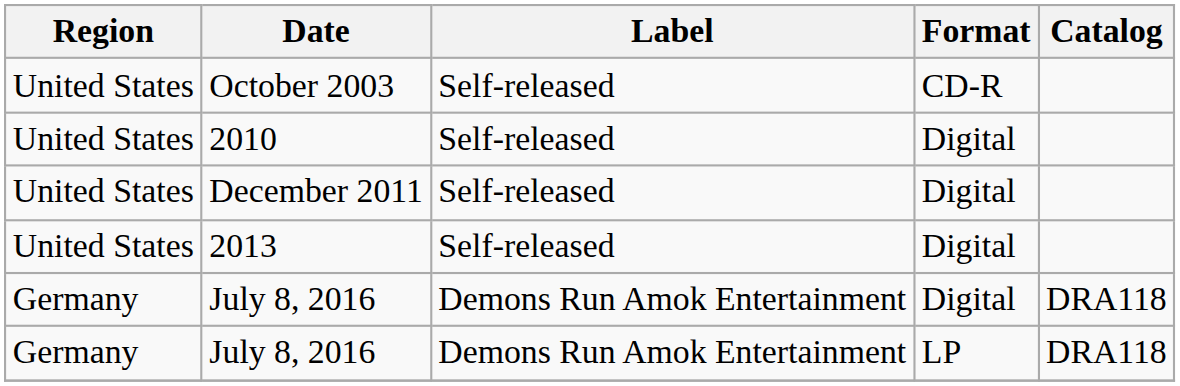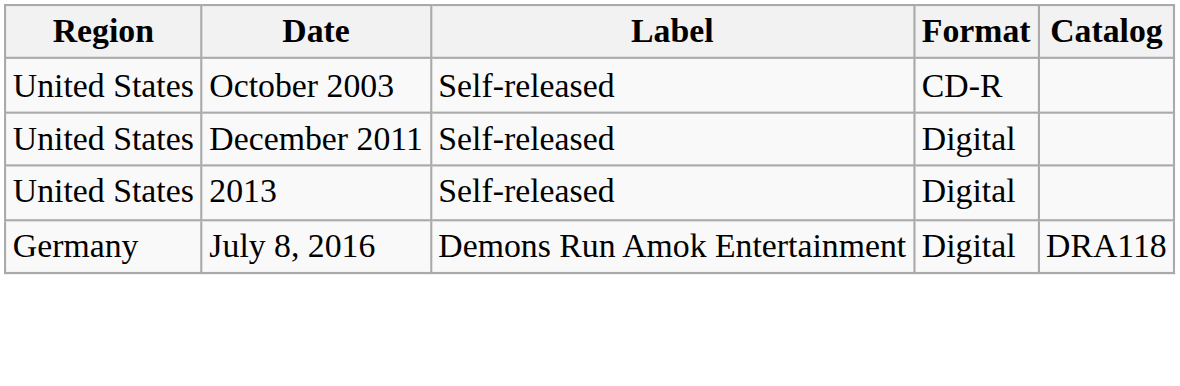- row: (243, 138)
- row: (292, 352)
